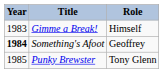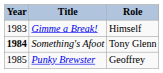(127, 44) Geoffrey -> (133, 44) Tony Glenn
(133, 60) Tony Glenn -> (127, 60) Geoffrey
